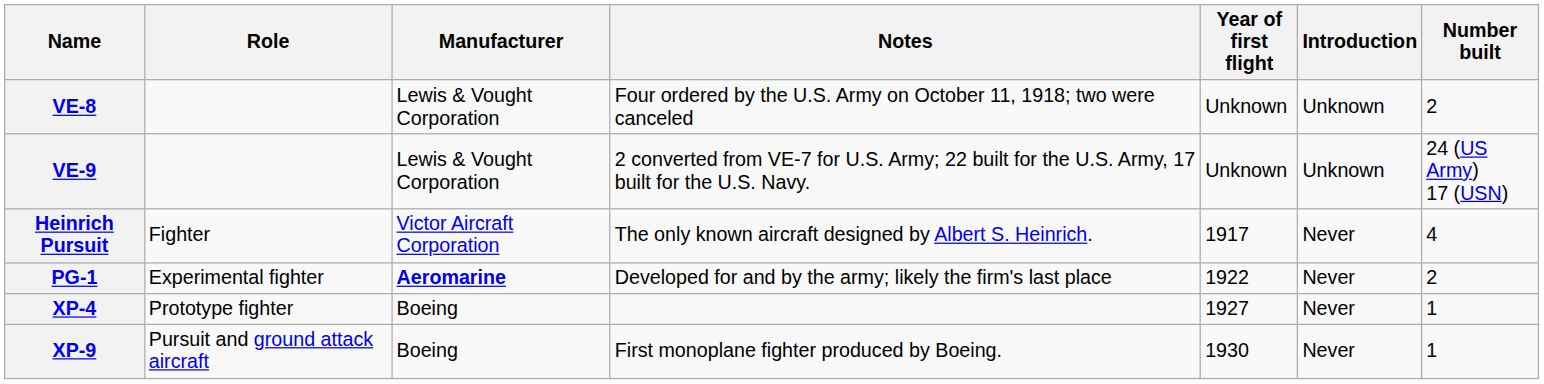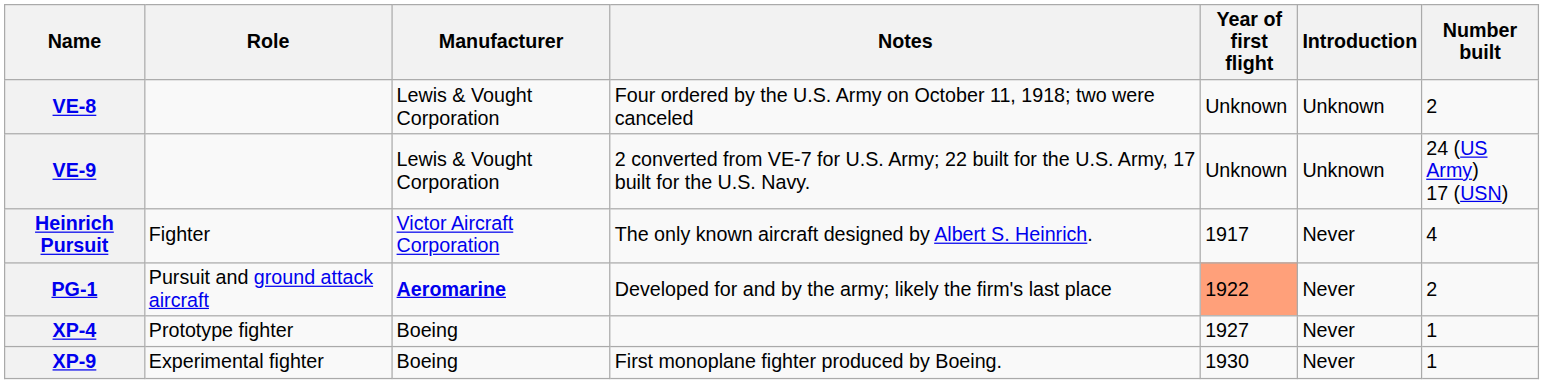(236, 277) Experimental fighter -> (261, 288) Pursuit and ground attack aircraft
(1227, 277) no background -> (1227, 288) lightsalmon background
(261, 351) Pursuit and ground attack aircraft -> (236, 362) Experimental fighter
